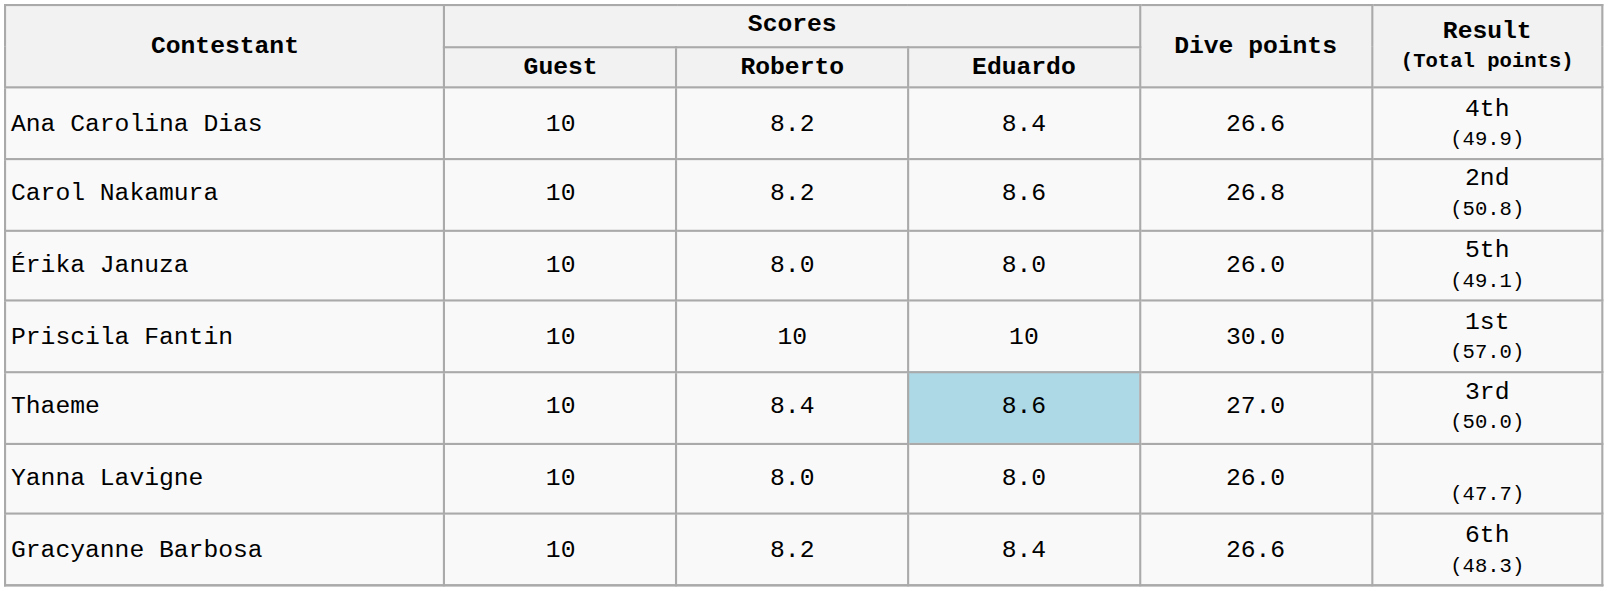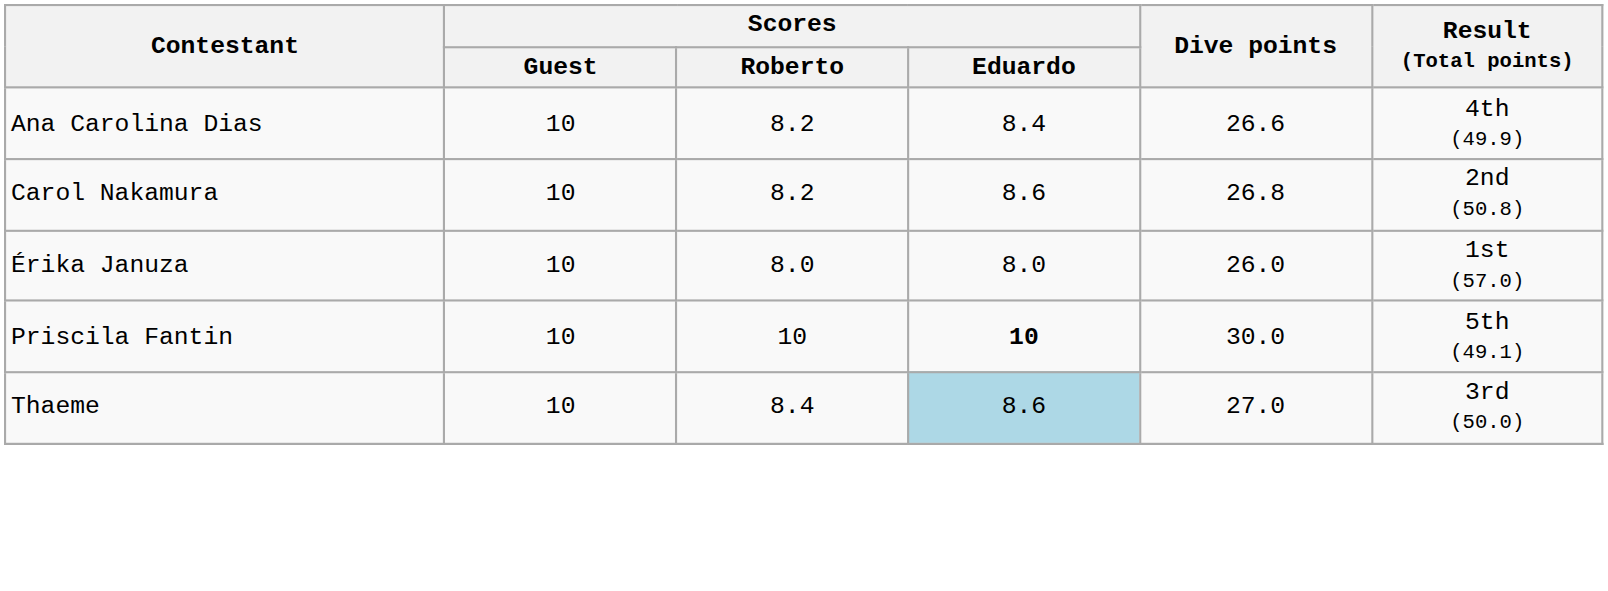(1487, 264) 5th (49.1) -> (1487, 264) 1st (57.0)
(1024, 336) normal -> (1024, 336) bold
(1487, 335) 1st (57.0) -> (1487, 335) 5th (49.1)
- row: (107, 478)
- row: (137, 549)
